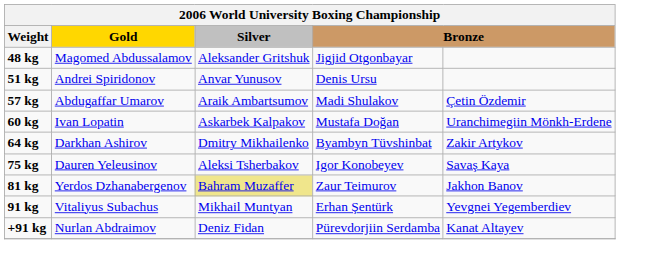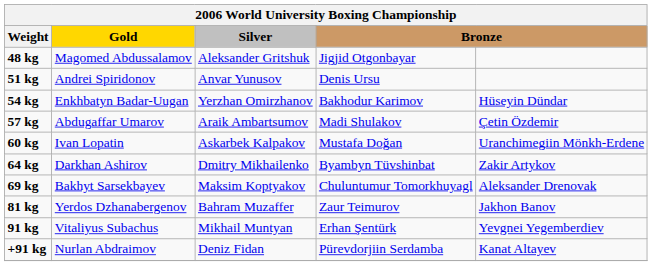+ row: (23, 100)
+ row: (23, 185)
- row: (23, 164)
(246, 185) khaki background -> (246, 206) no background
